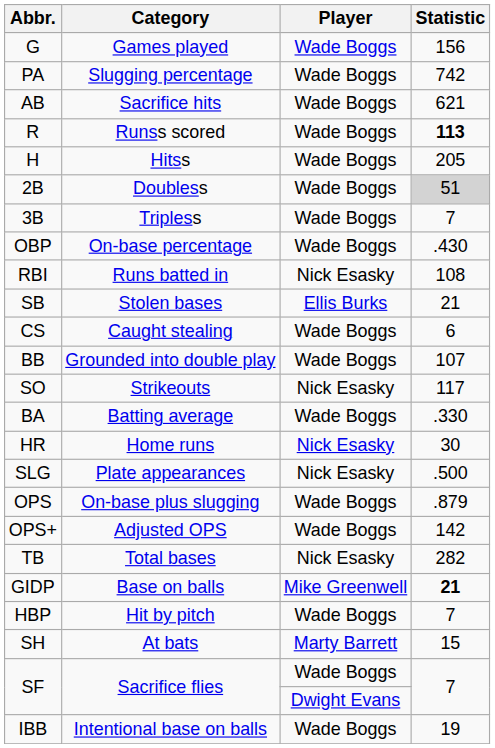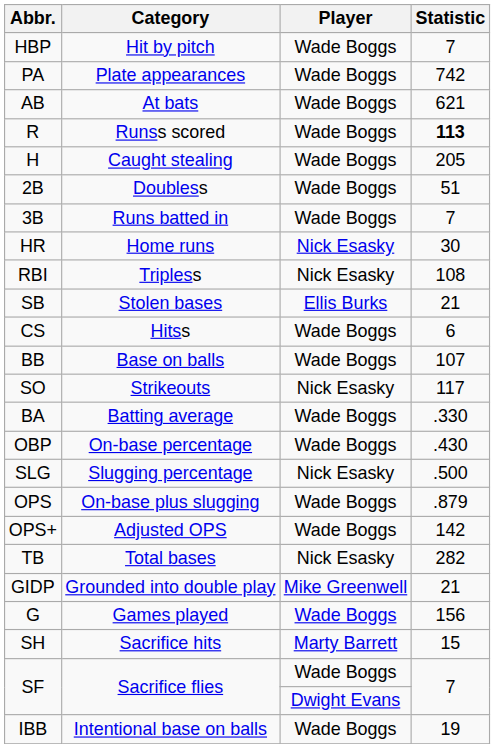rows swapped: (33, 47) <-> (33, 615)
(170, 75) Slugging percentage -> (170, 75) Plate appearances
(170, 103) Sacrifice hits -> (170, 103) At bats
(170, 160) Hitss -> (170, 160) Caught stealing
(450, 189) lightgrey background -> (450, 189) no background
(170, 217) Tripless -> (170, 217) Runs batted in
rows swapped: (33, 445) <-> (33, 246)
(170, 274) Runs batted in -> (170, 274) Tripless
(170, 331) Caught stealing -> (170, 331) Hitss
(170, 359) Grounded into double play -> (170, 359) Base on balls
(170, 473) Plate appearances -> (170, 473) Slugging percentage
(170, 587) Base on balls -> (170, 587) Grounded into double play
(450, 587) bold -> (450, 587) normal
(170, 643) At bats -> (170, 643) Sacrifice hits
